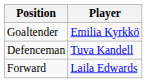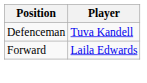- row: (33, 31)
